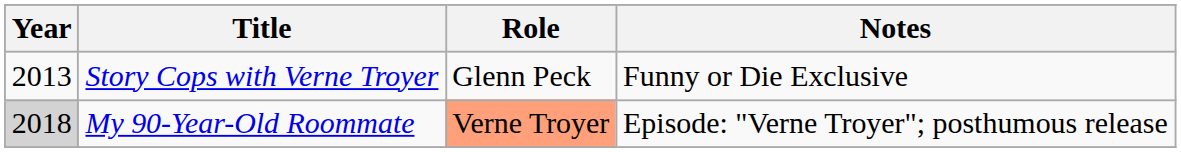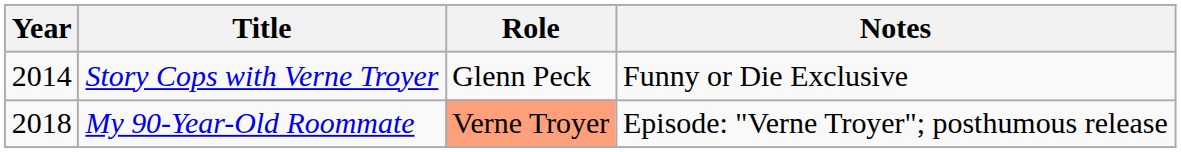(42, 75) 2013 -> (42, 75) 2014
(42, 123) lightgrey background -> (42, 123) no background
